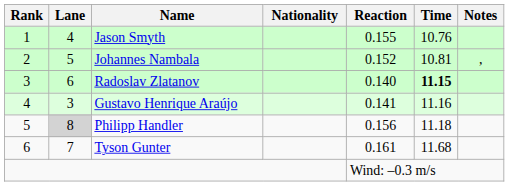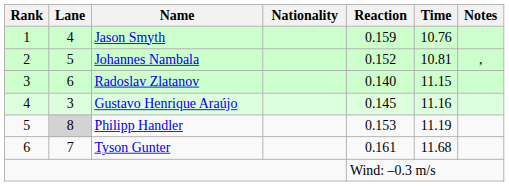(381, 37) 0.155 -> (381, 37) 0.159
(436, 81) bold -> (436, 81) normal
(381, 103) 0.141 -> (381, 103) 0.145
(381, 125) 0.156 -> (381, 125) 0.153
(436, 125) 11.18 -> (436, 125) 11.19
